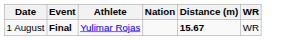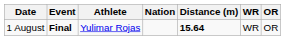+ column: (271, 12)
(192, 27) 15.67 -> (192, 27) 15.64
